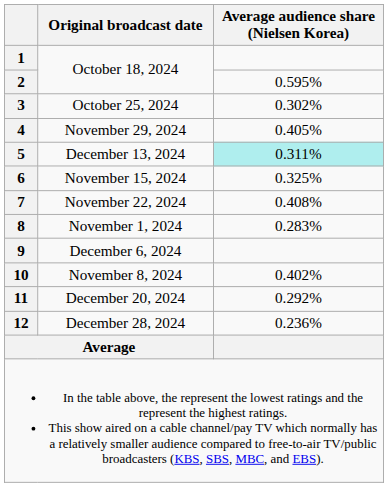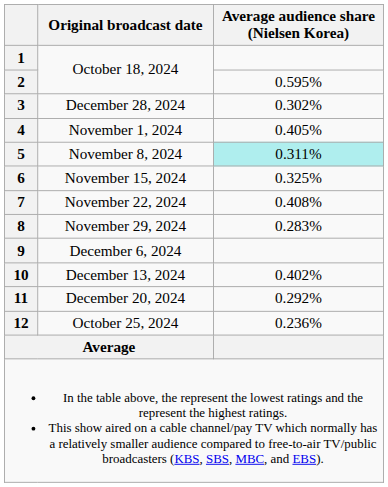(125, 105) October 25, 2024 -> (125, 105) December 28, 2024
(125, 130) November 29, 2024 -> (125, 130) November 1, 2024
(125, 154) December 13, 2024 -> (125, 154) November 8, 2024
(125, 226) November 1, 2024 -> (125, 226) November 29, 2024
(125, 274) November 8, 2024 -> (125, 274) December 13, 2024
(125, 322) December 28, 2024 -> (125, 322) October 25, 2024
